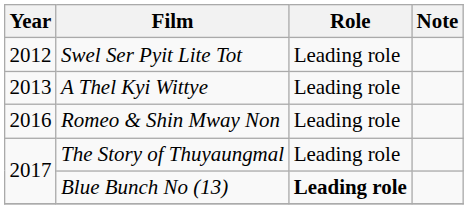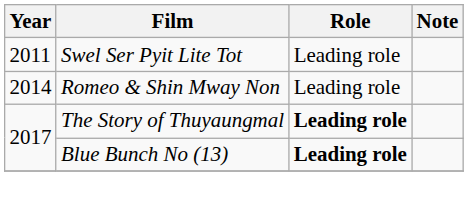(30, 54) 2012 -> (30, 54) 2011
- row: (135, 87)
(30, 120) 2016 -> (30, 87) 2014
(347, 154) normal -> (350, 120) bold
